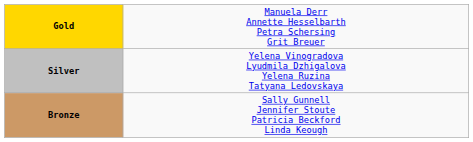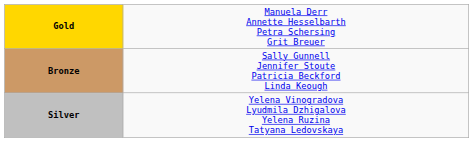rows swapped: (64, 71) <-> (64, 115)
